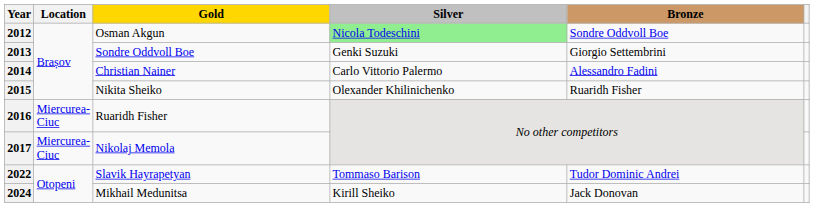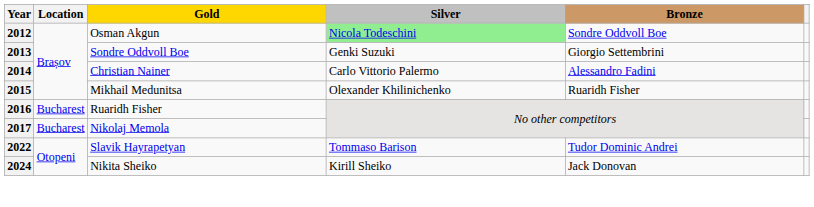(129, 90) Nikita Sheiko -> (136, 90) Mikhail Medunitsa
(63, 115) Miercurea-Ciuc -> (61, 109) Bucharest
(63, 148) Miercurea-Ciuc -> (61, 128) Bucharest
(141, 193) Mikhail Medunitsa -> (123, 166) Nikita Sheiko
